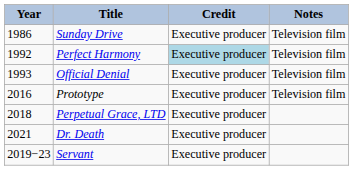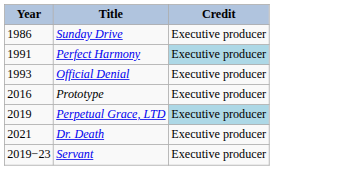- column: (309, 14)
(19, 54) 1992 -> (19, 54) 1991
(19, 114) 2018 -> (19, 114) 2019
(219, 114) no background -> (219, 114) lightblue background
